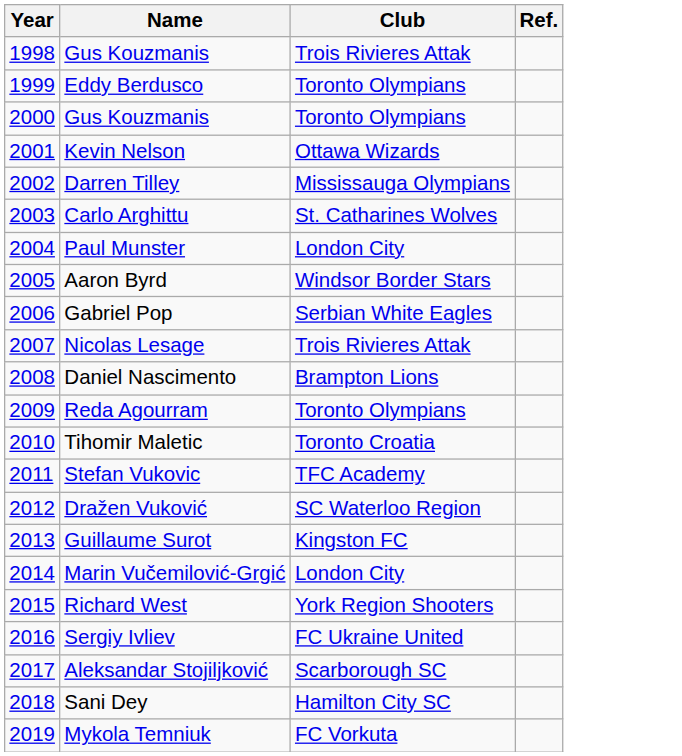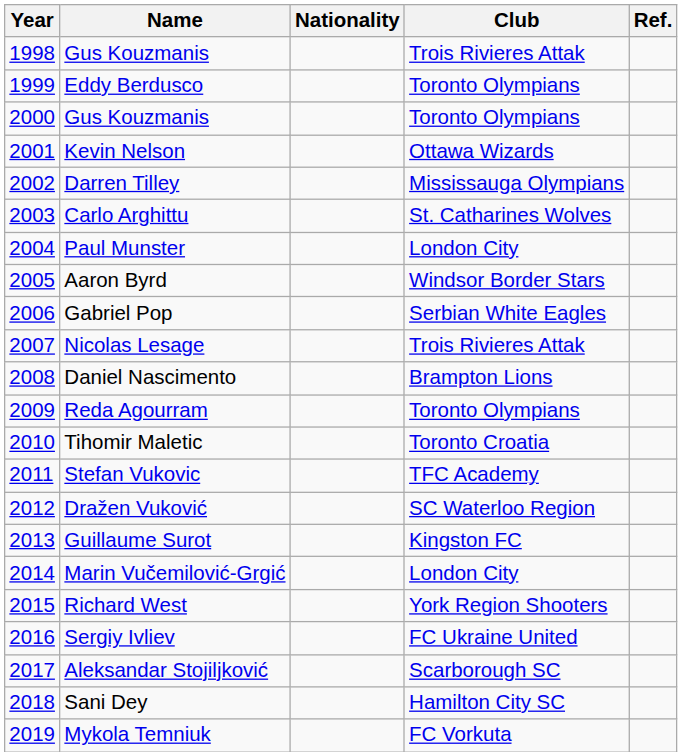+ column: (347, 20)
